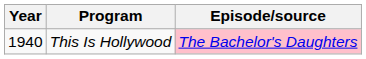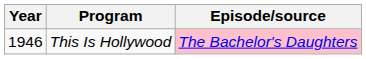(25, 41) 1940 -> (25, 41) 1946
